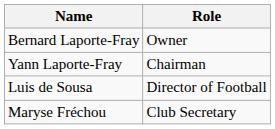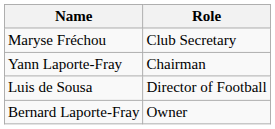rows swapped: (74, 40) <-> (57, 111)
